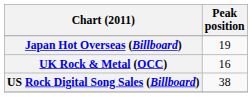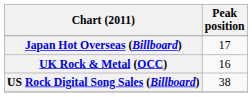(225, 45) 19 -> (225, 45) 17
